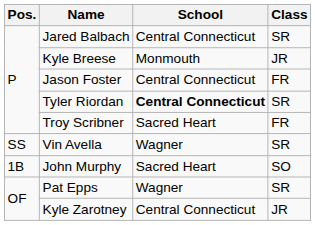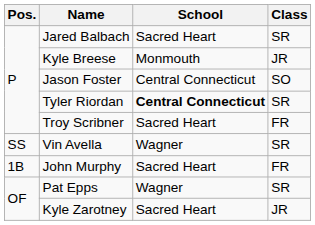(195, 36) Central Connecticut -> (176, 36) Sacred Heart
(280, 79) FR -> (281, 79) SO
(281, 166) SO -> (280, 166) FR
(195, 209) Central Connecticut -> (176, 209) Sacred Heart
